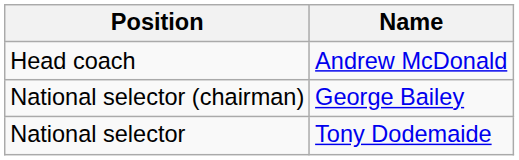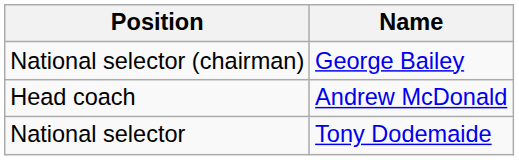rows swapped: (157, 97) <-> (73, 60)
